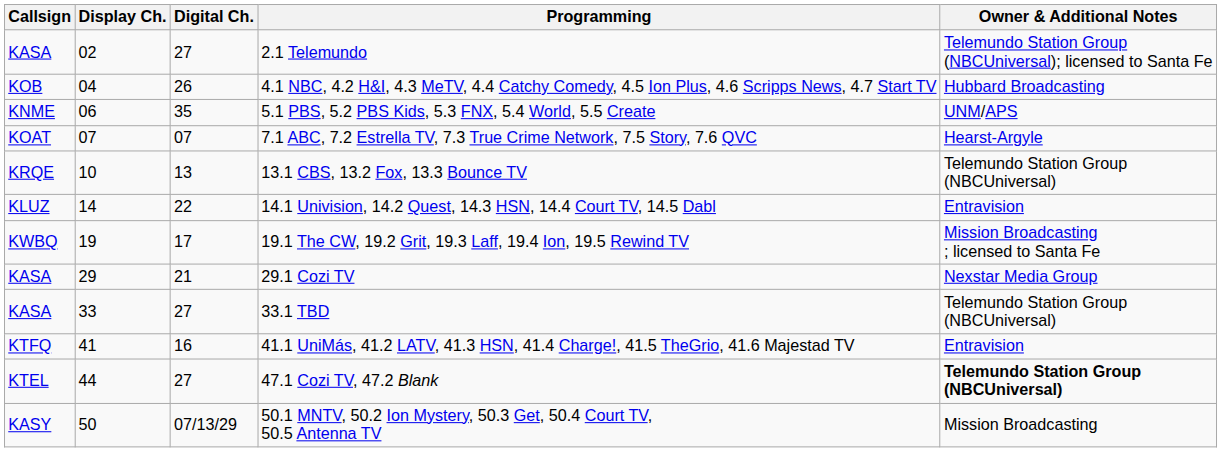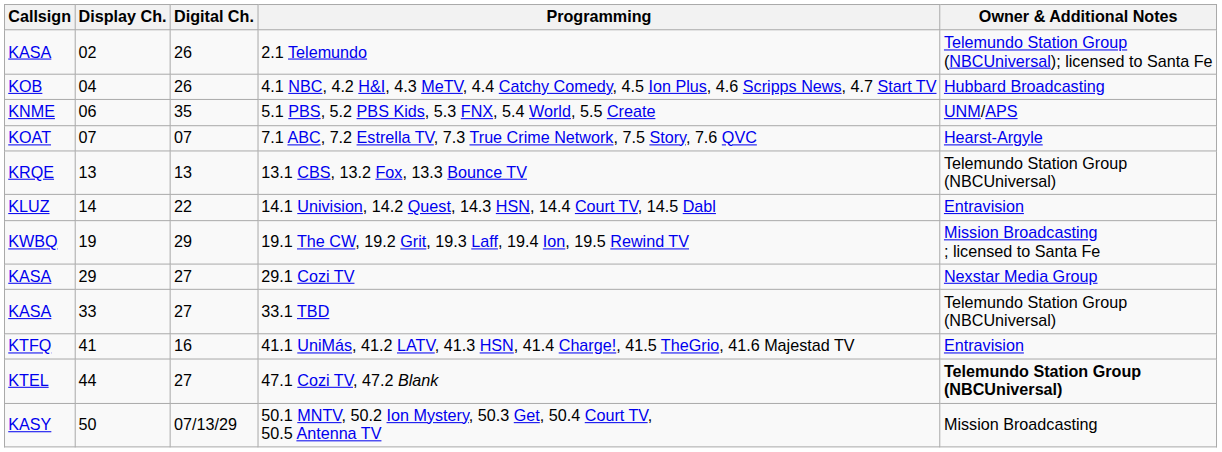(183, 52) 27 -> (183, 52) 26
(88, 172) 10 -> (88, 172) 13
(183, 242) 17 -> (183, 242) 29
(183, 276) 21 -> (183, 276) 27
